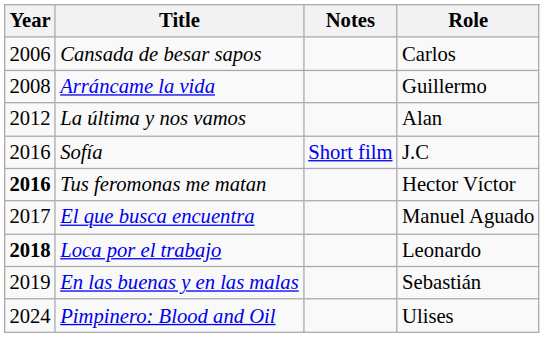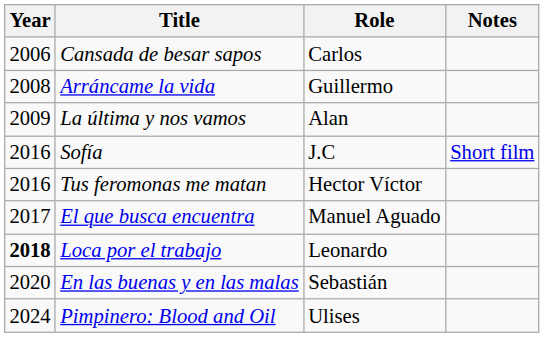columns swapped: (468, 20) <-> (350, 20)
(30, 119) 2012 -> (30, 119) 2009
(30, 184) bold -> (30, 184) normal
(30, 282) 2019 -> (30, 282) 2020
